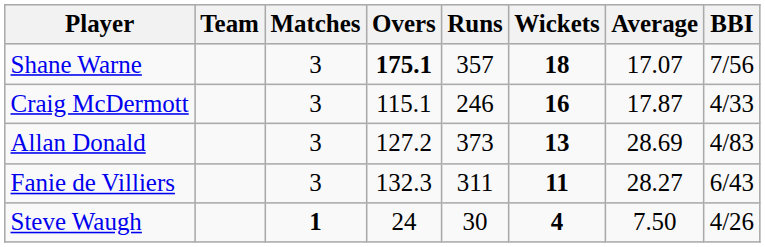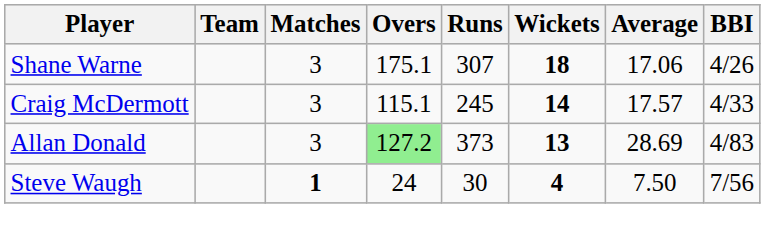(404, 63) bold -> (404, 63) normal
(475, 63) 357 -> (475, 63) 307
(655, 63) 17.07 -> (655, 63) 17.06
(732, 63) 7/56 -> (732, 63) 4/26
(475, 103) 246 -> (475, 103) 245
(557, 103) 16 -> (557, 103) 14
(655, 103) 17.87 -> (655, 103) 17.57
(404, 143) no background -> (404, 143) lightgreen background
- row: (93, 182)
(732, 222) 4/26 -> (732, 182) 7/56
